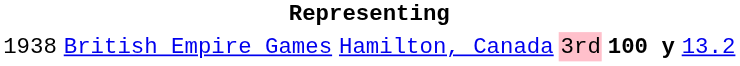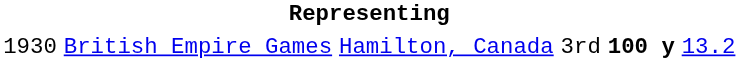(30, 47) 1938 -> (30, 47) 1930
(581, 47) pink background -> (581, 47) no background
